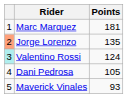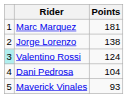(9, 42) lightsalmon background -> (9, 42) no background
(112, 42) 135 -> (112, 42) 138
(112, 72) 105 -> (112, 72) 104
